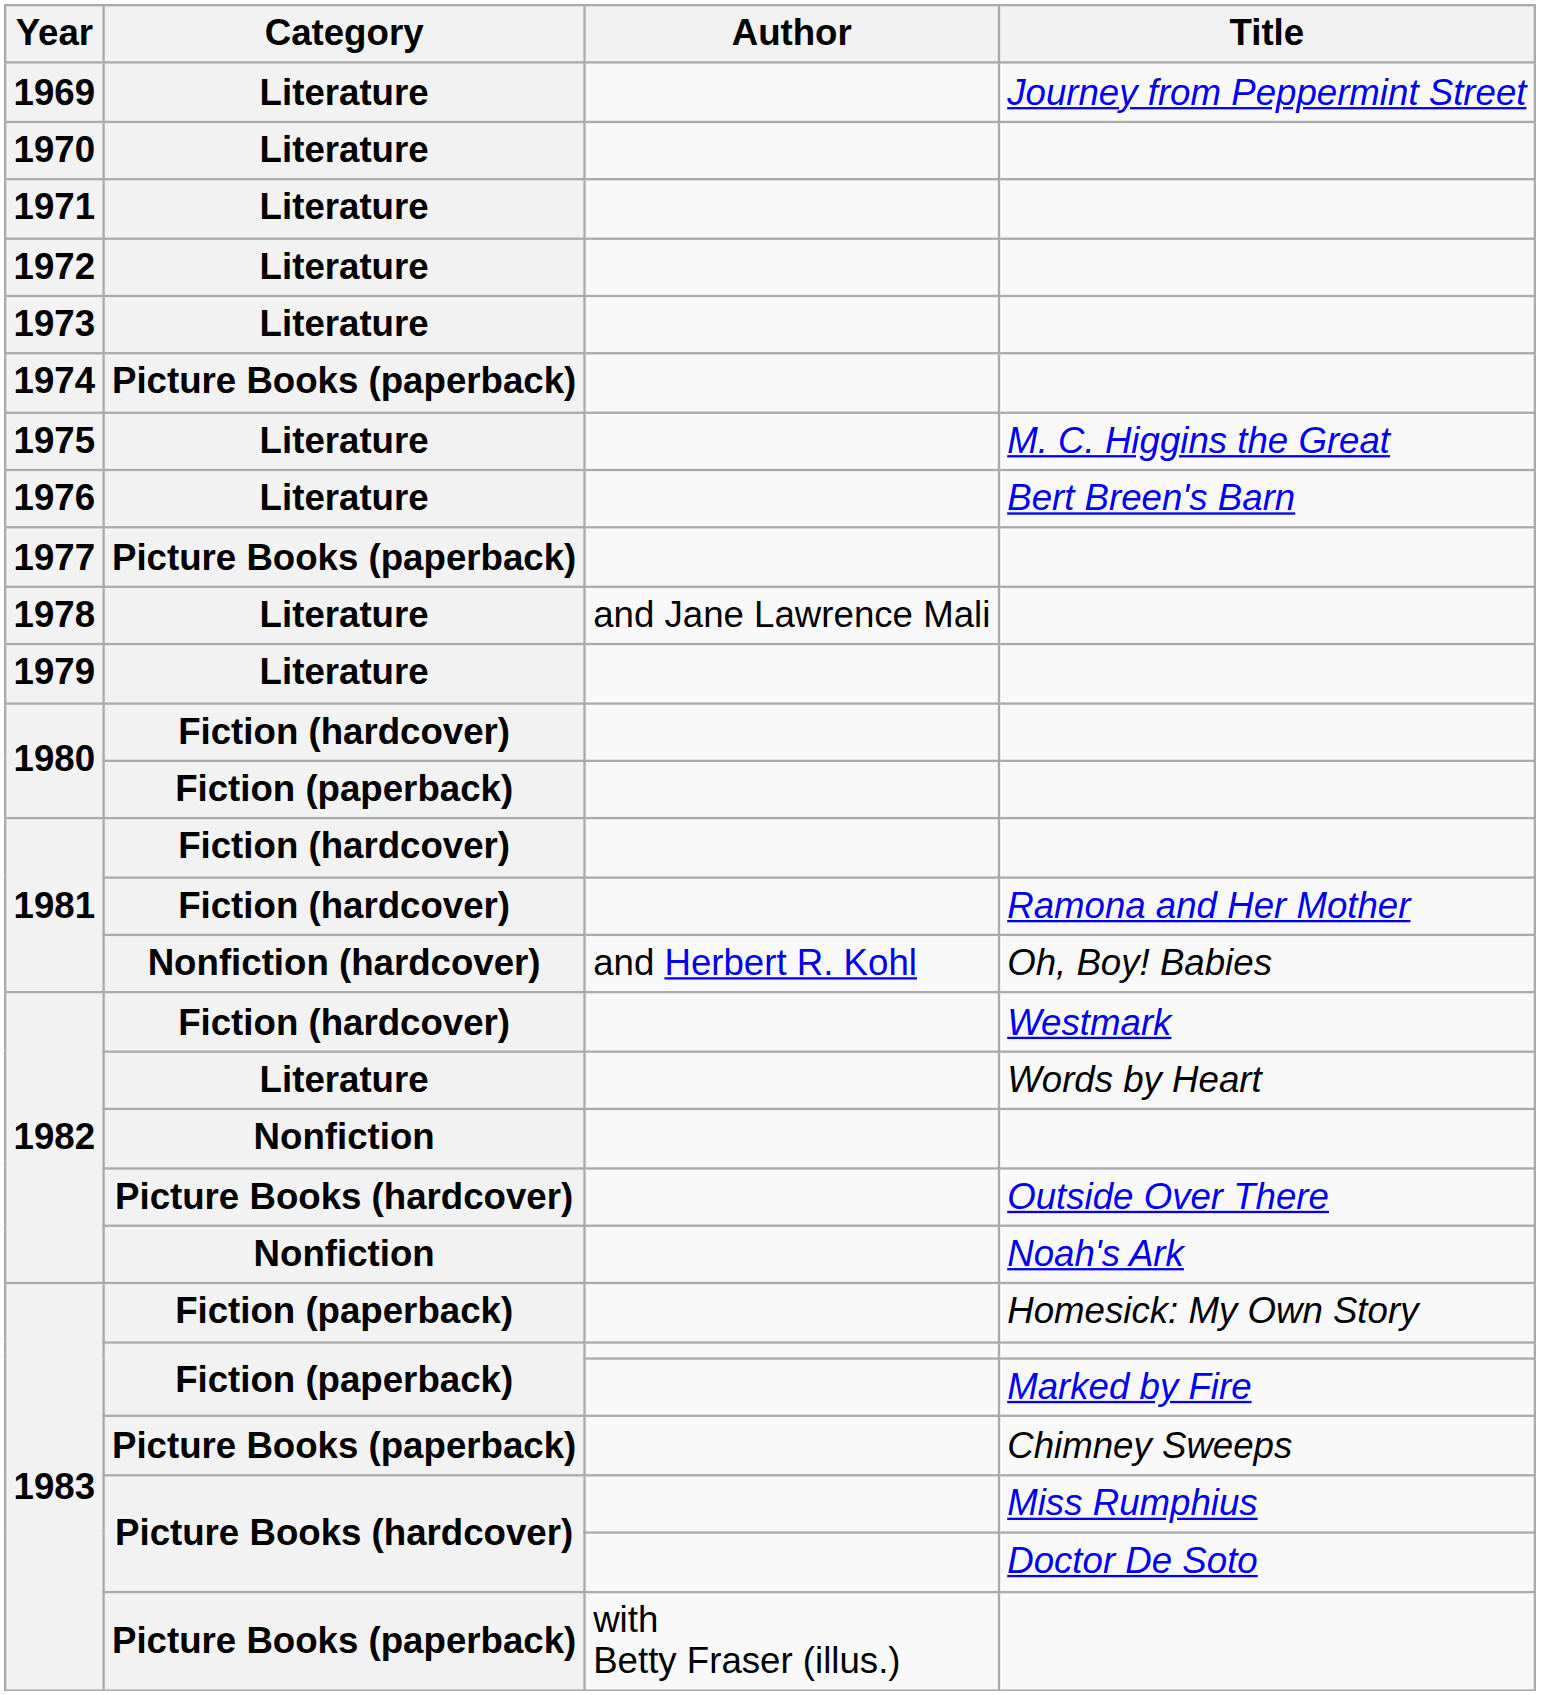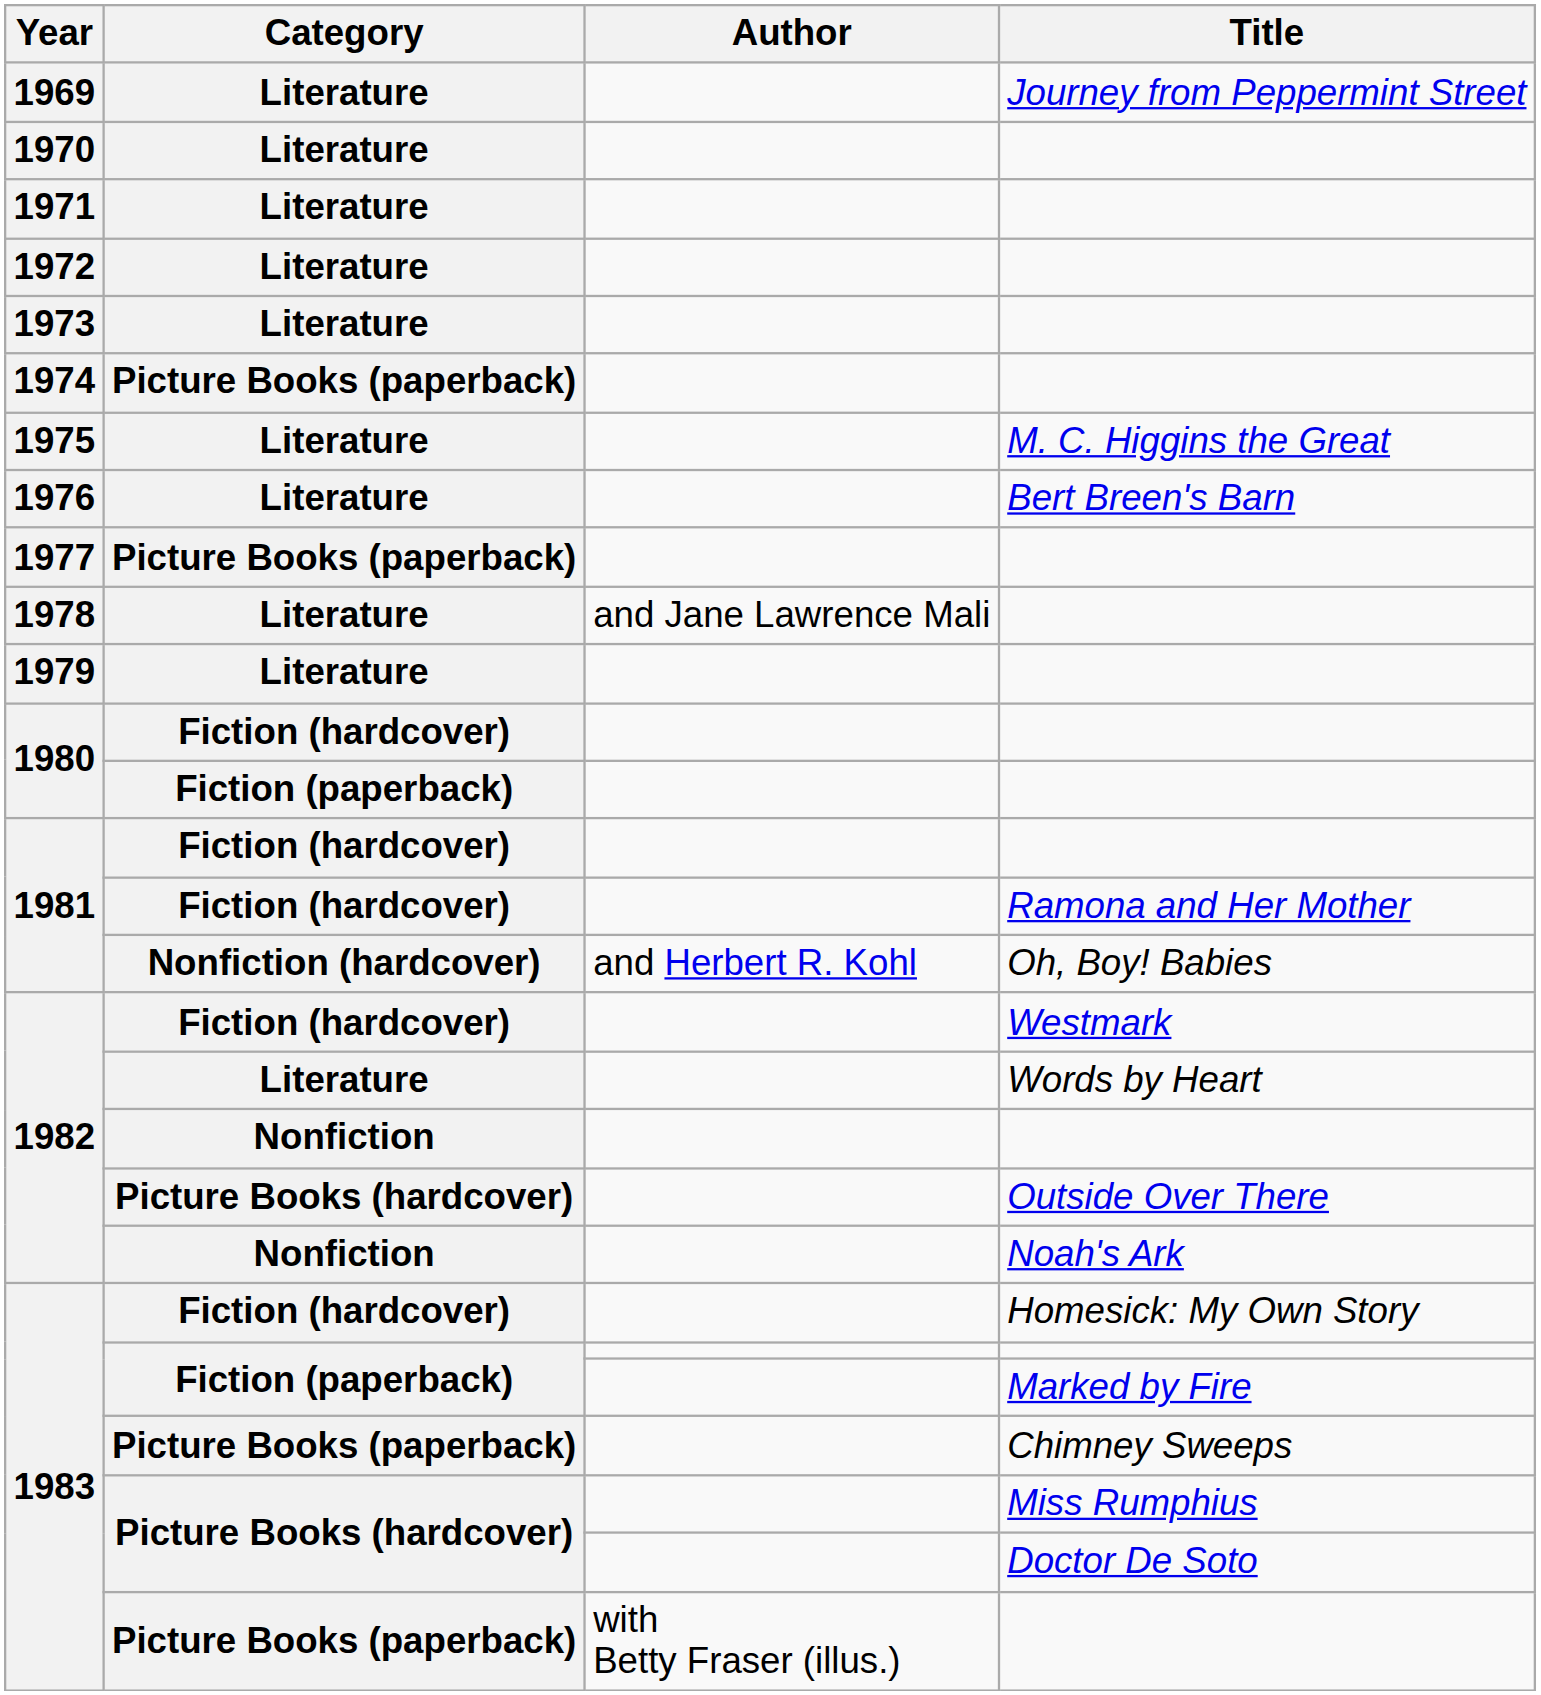(344, 1311) Fiction (paperback) -> (344, 1311) Fiction (hardcover)
